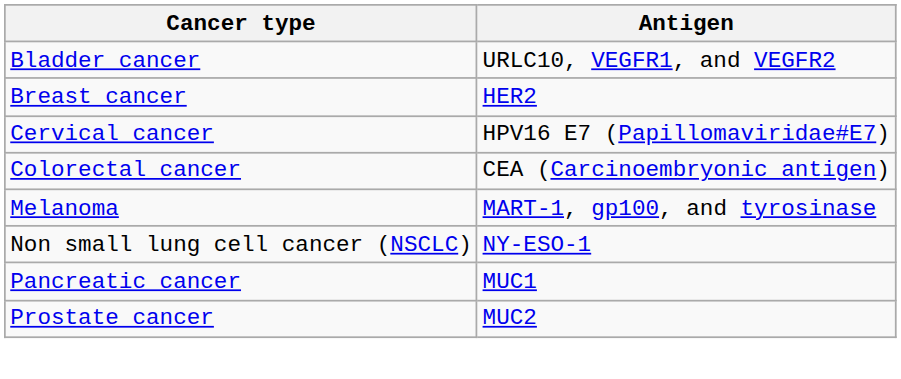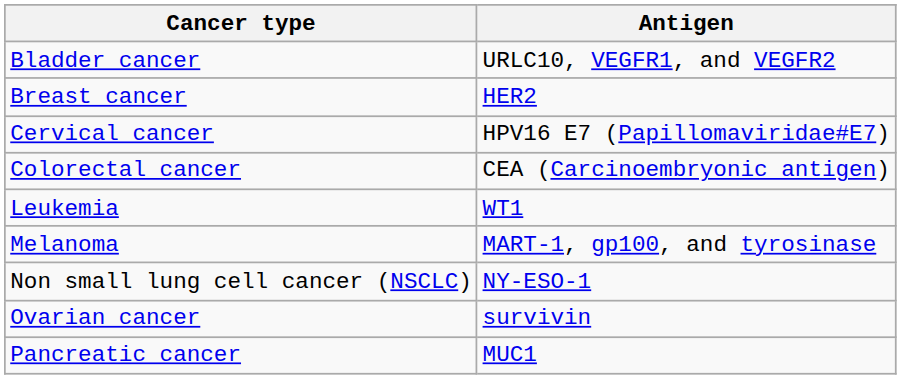+ row: (65, 208)
+ row: (105, 318)
- row: (112, 318)
